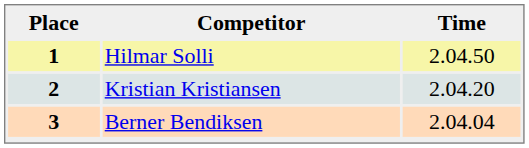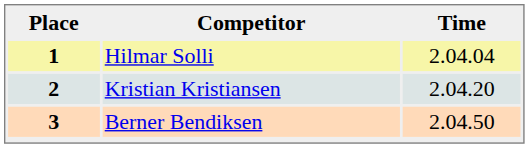(462, 55) 2.04.50 -> (462, 55) 2.04.04
(462, 121) 2.04.04 -> (462, 121) 2.04.50
